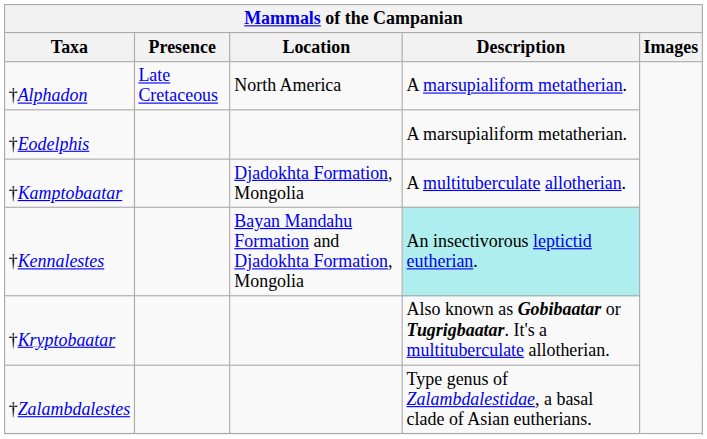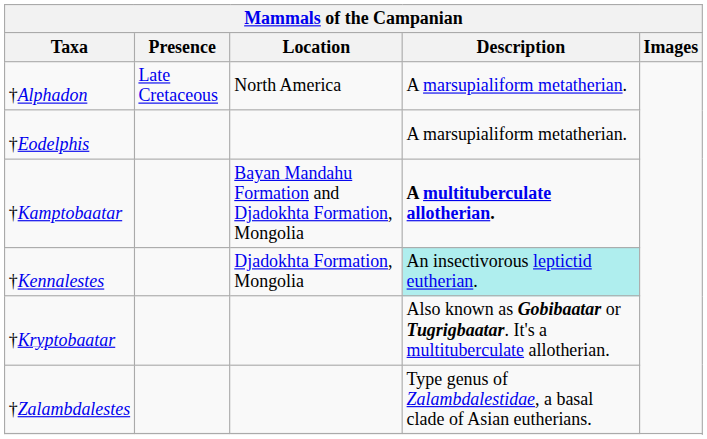(313, 182) Djadokhta Formation, Mongolia -> (313, 202) Bayan Mandahu Formation and Djadokhta Formation, Mongolia
(516, 182) normal -> (479, 202) bold
(313, 251) Bayan Mandahu Formation and Djadokhta Formation, Mongolia -> (313, 271) Djadokhta Formation, Mongolia
